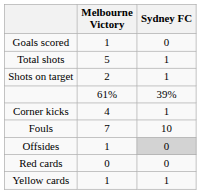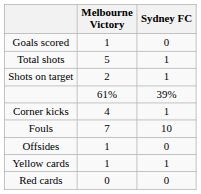(166, 146) lightgrey background -> (166, 146) no background
rows swapped: (41, 180) <-> (41, 163)
